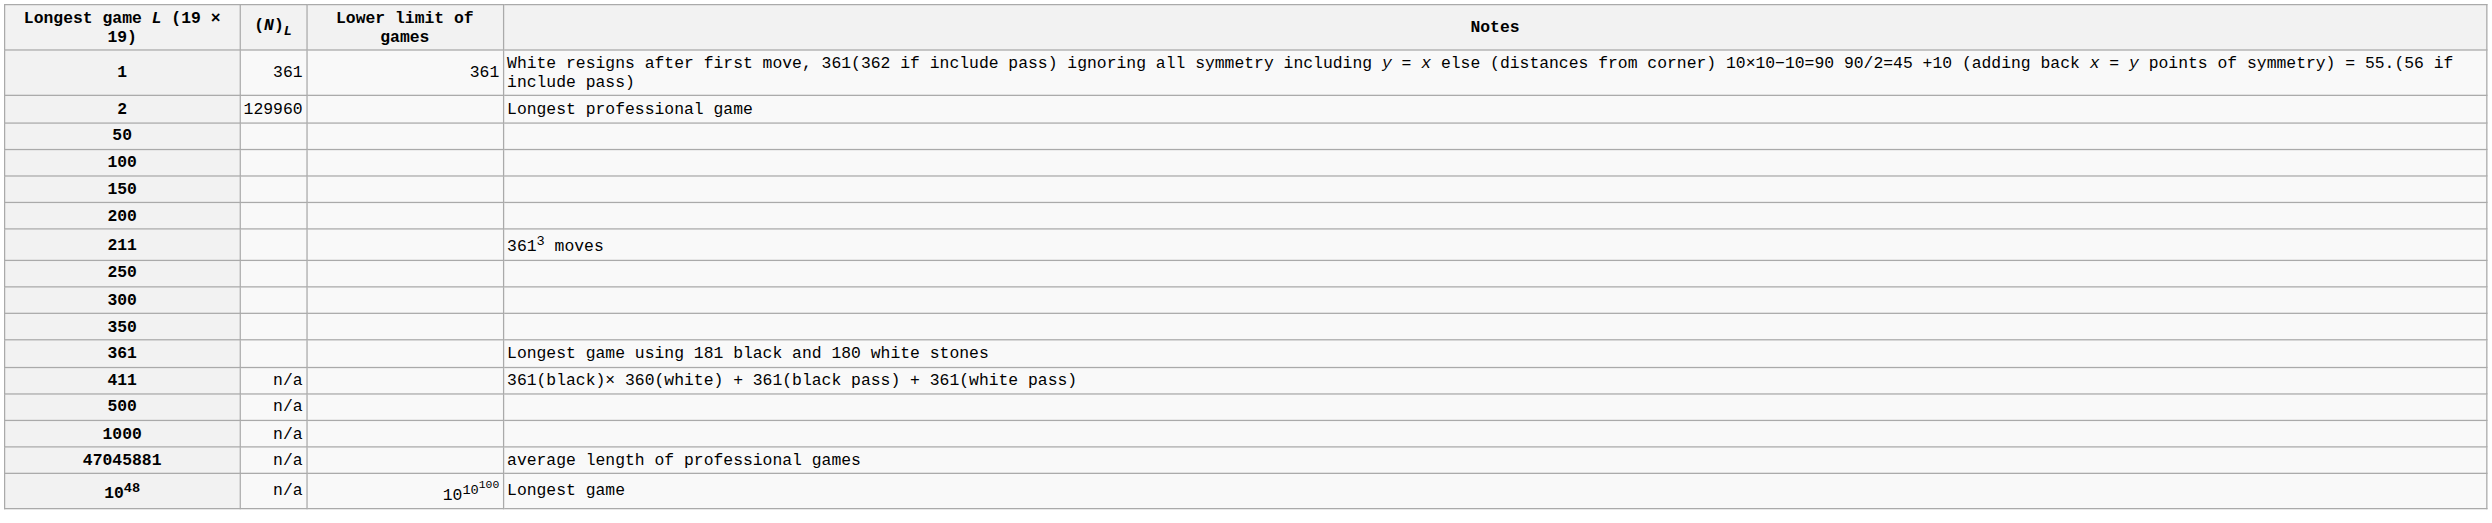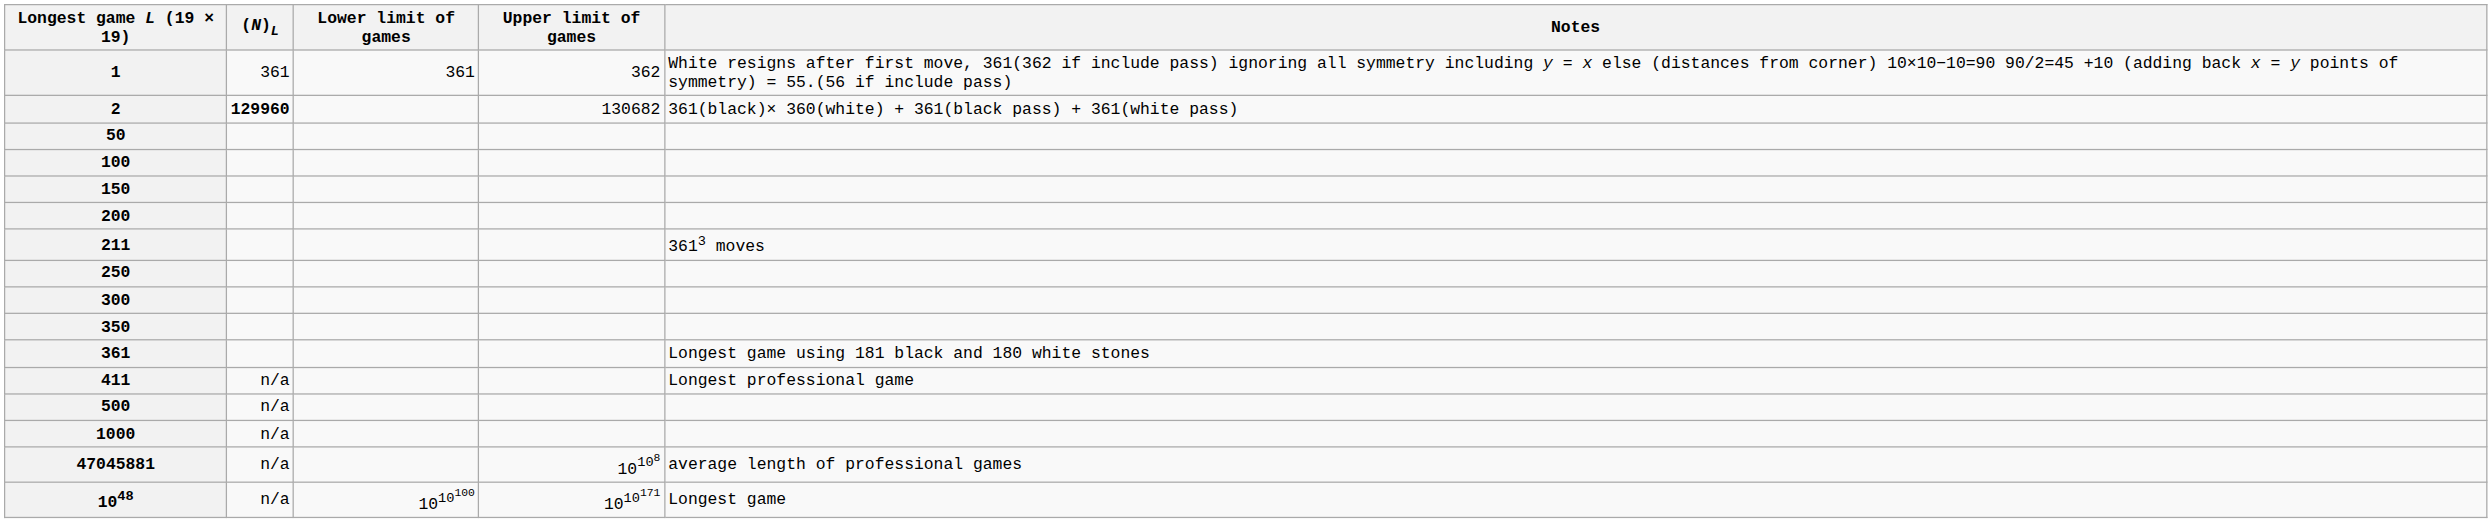+ column: (572, 27)
(273, 109) normal -> (260, 109) bold
(630, 109) Longest professional game -> (953, 109) 361(black)× 360(white) + 361(black pass) + 361(white pass)
(792, 380) 361(black)× 360(white) + 361(black pass) + 361(white pass) -> (791, 380) Longest professional game
